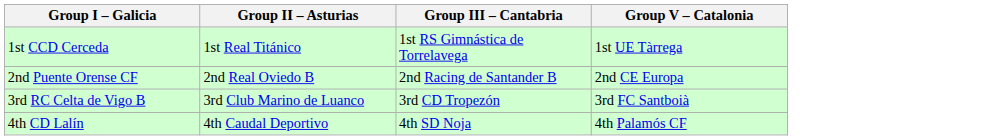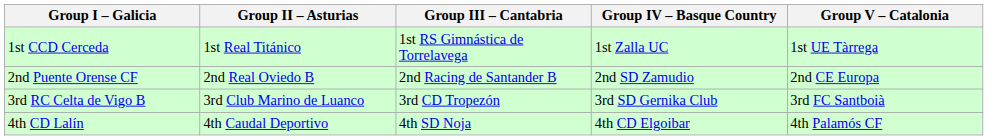+ column: (689, 15)
